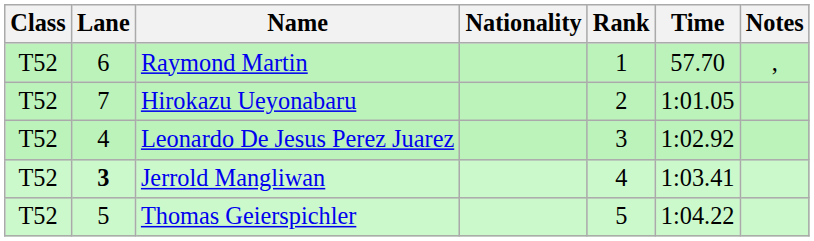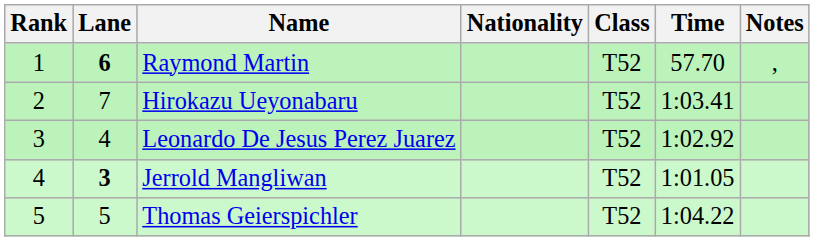columns swapped: (621, 23) <-> (38, 23)
(103, 62) normal -> (105, 62) bold
(698, 100) 1:01.05 -> (698, 100) 1:03.41
(698, 178) 1:03.41 -> (698, 178) 1:01.05
